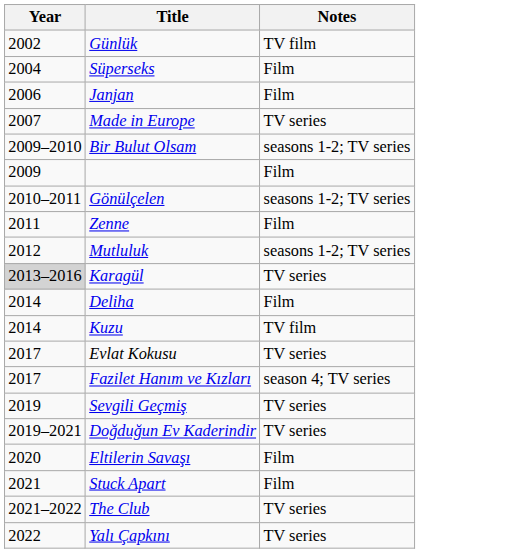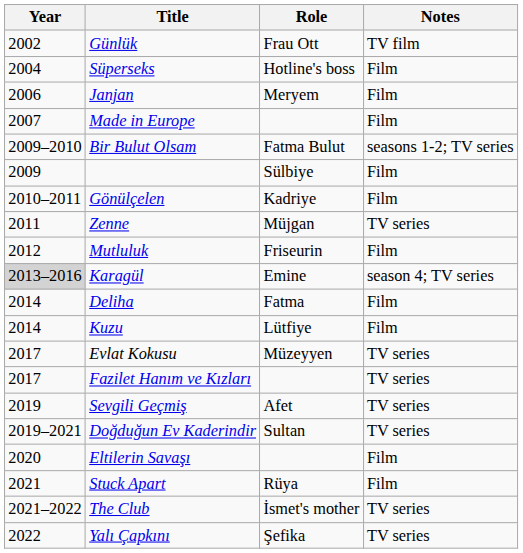+ column: (312, 17)
(295, 120) TV series -> (382, 120) Film
(337, 198) seasons 1-2; TV series -> (382, 198) Film
(279, 224) Film -> (398, 224) TV series
(337, 250) seasons 1-2; TV series -> (382, 250) Film
(295, 276) TV series -> (430, 276) season 4; TV series
(290, 328) TV film -> (382, 328) Film
(327, 379) season 4; TV series -> (398, 379) TV series
